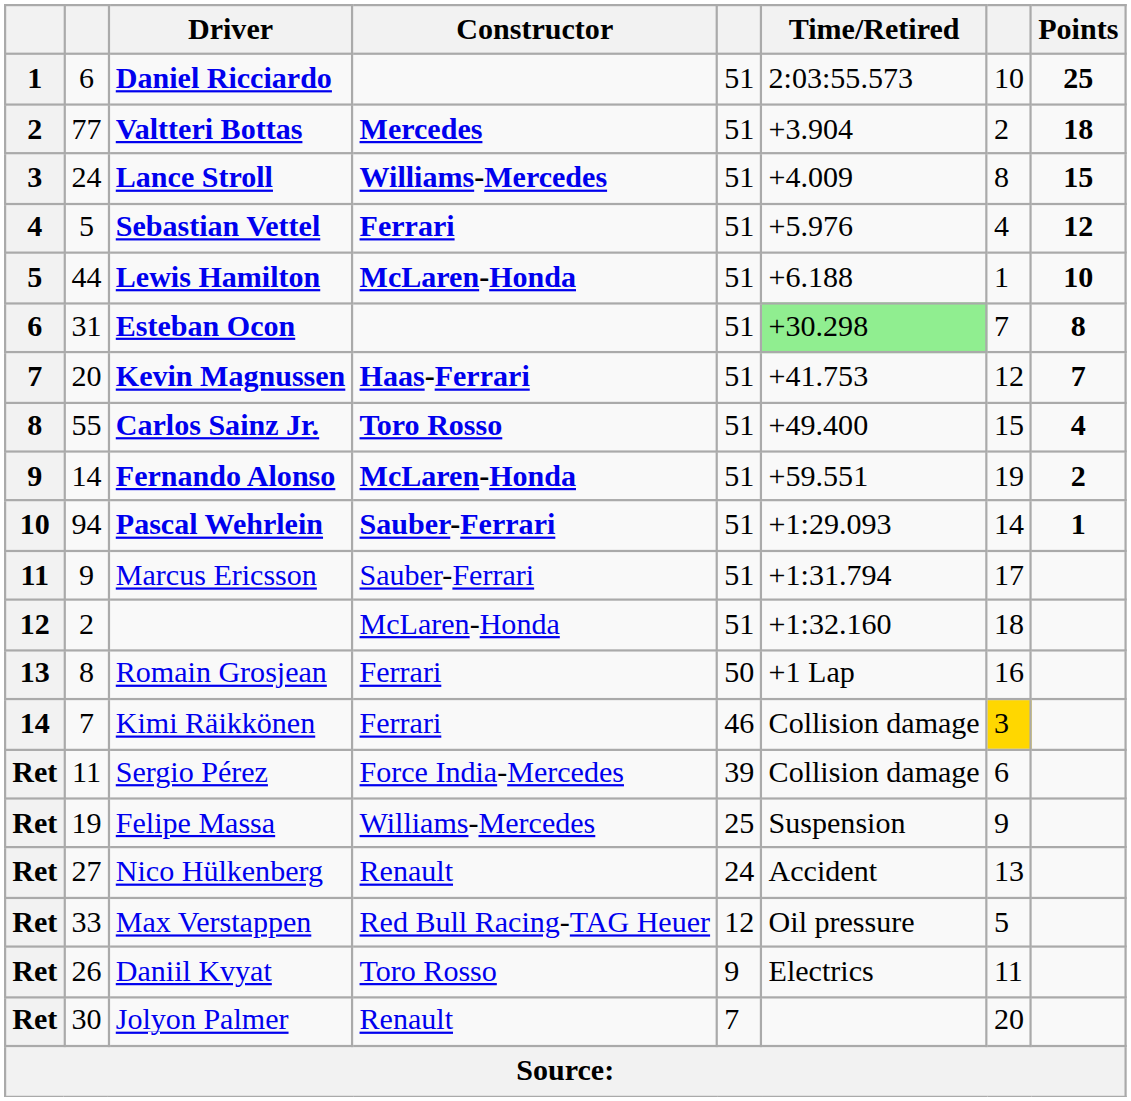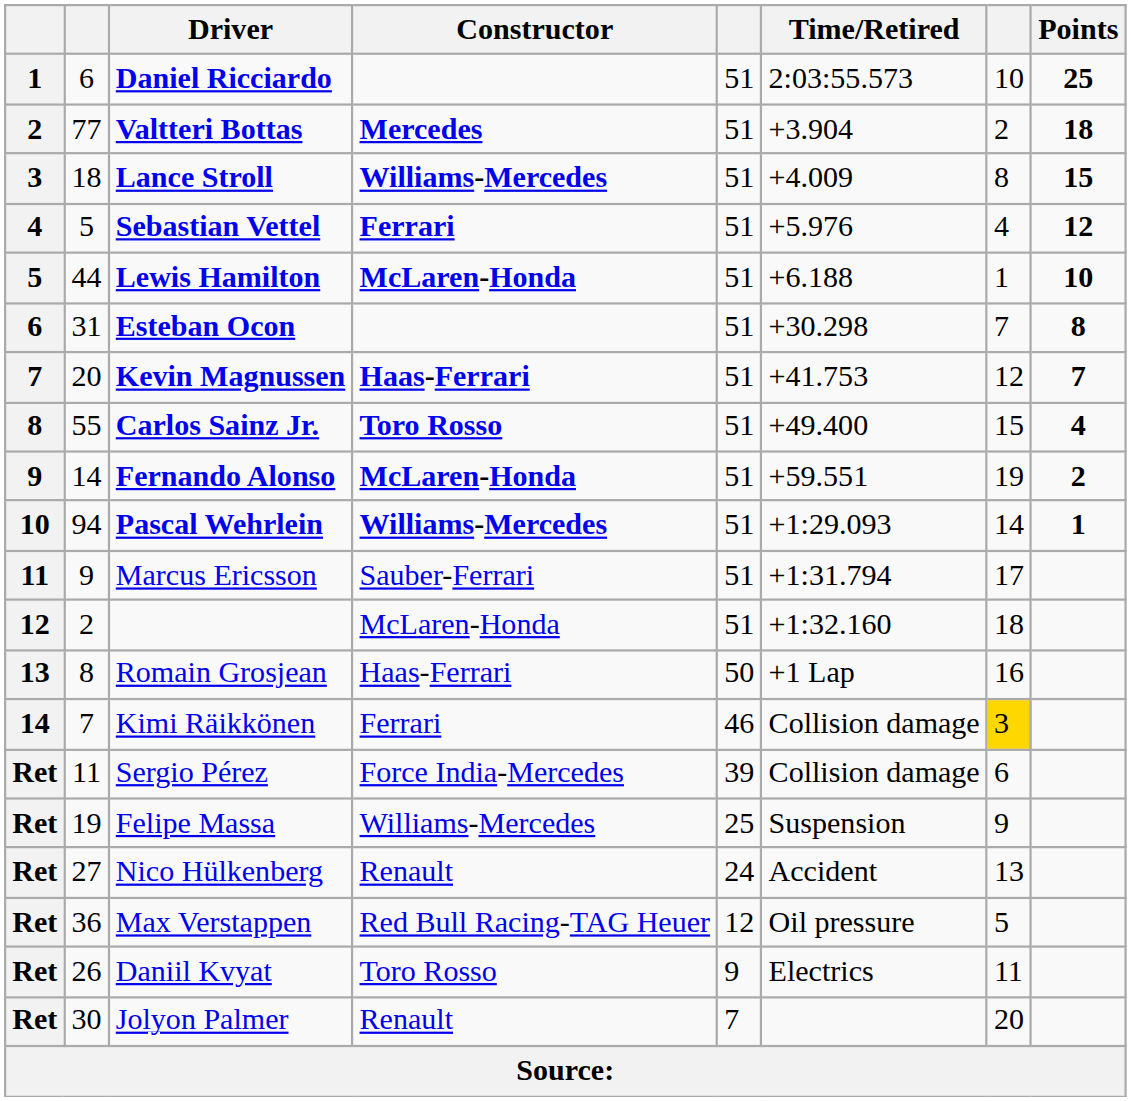(87, 177) 24 -> (87, 177) 18
(818, 326) lightgreen background -> (818, 326) no background
(457, 524) Sauber-Ferrari -> (483, 524) Williams-Mercedes
(400, 673) Ferrari -> (435, 673) Haas-Ferrari
(87, 921) 33 -> (87, 921) 36
